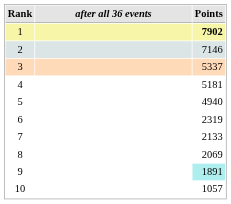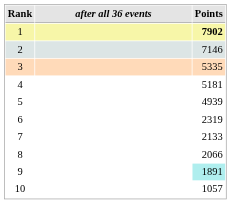(212, 67) 5337 -> (212, 67) 5335
(212, 102) 4940 -> (212, 102) 4939
(212, 154) 2069 -> (212, 154) 2066
